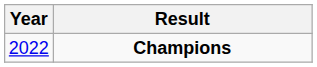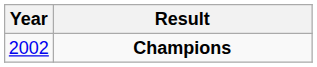(29, 48) 2022 -> (29, 48) 2002
